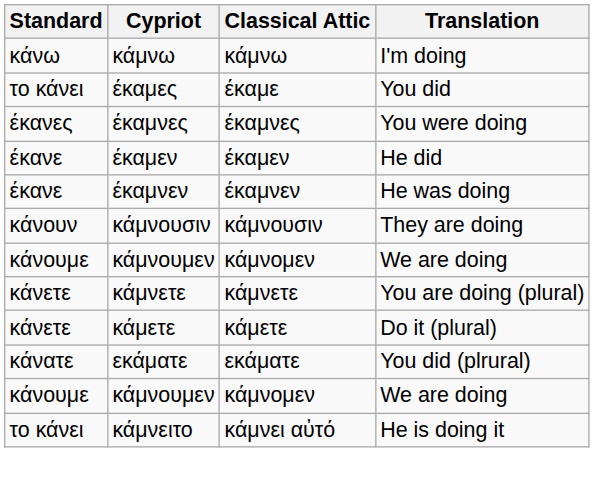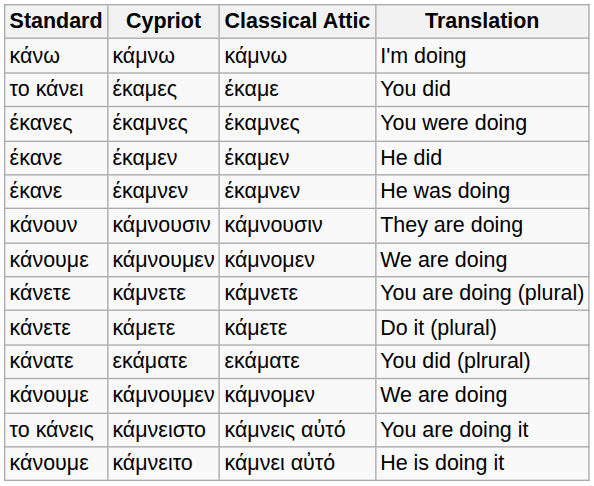+ row: (159, 429)
(47, 429) το κάνει -> (49, 463) κάνουμε
